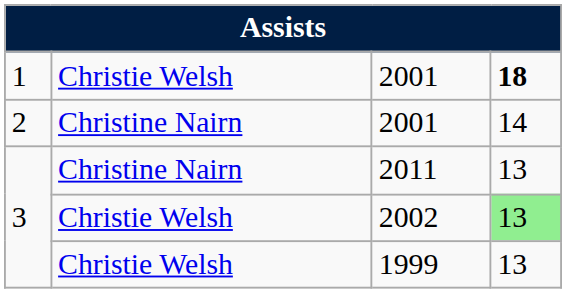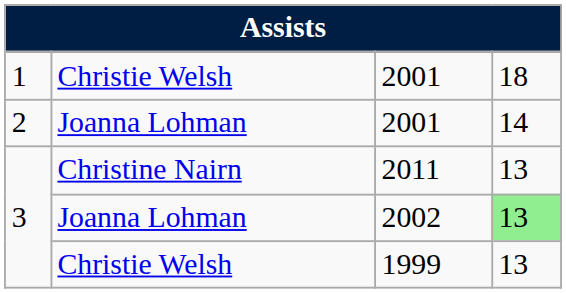(512, 75) bold -> (513, 75) normal
(150, 122) Christine Nairn -> (152, 122) Joanna Lohman
(145, 216) Christie Welsh -> (152, 216) Joanna Lohman
